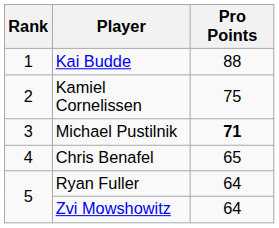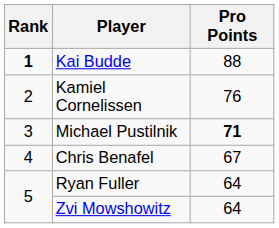(28, 61) normal -> (28, 61) bold
(232, 96) 75 -> (232, 96) 76
(232, 157) 65 -> (232, 157) 67
